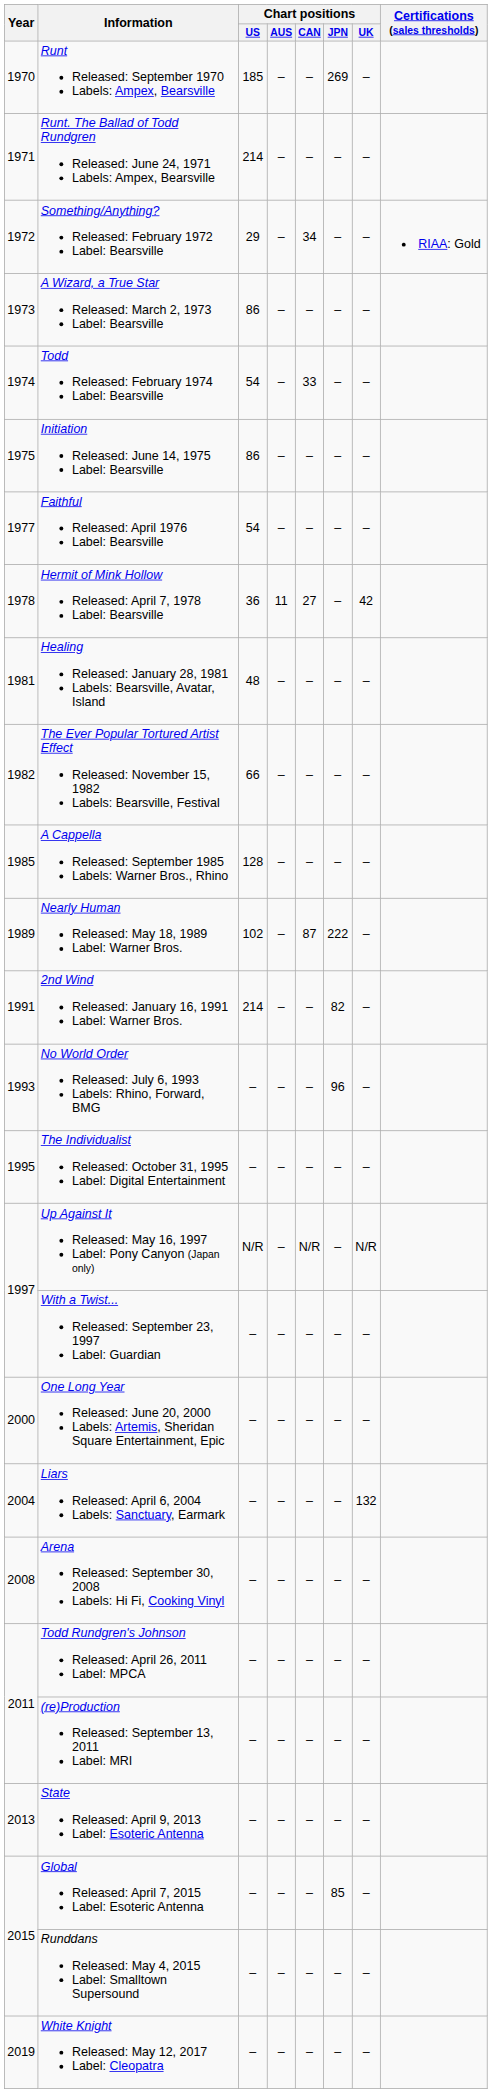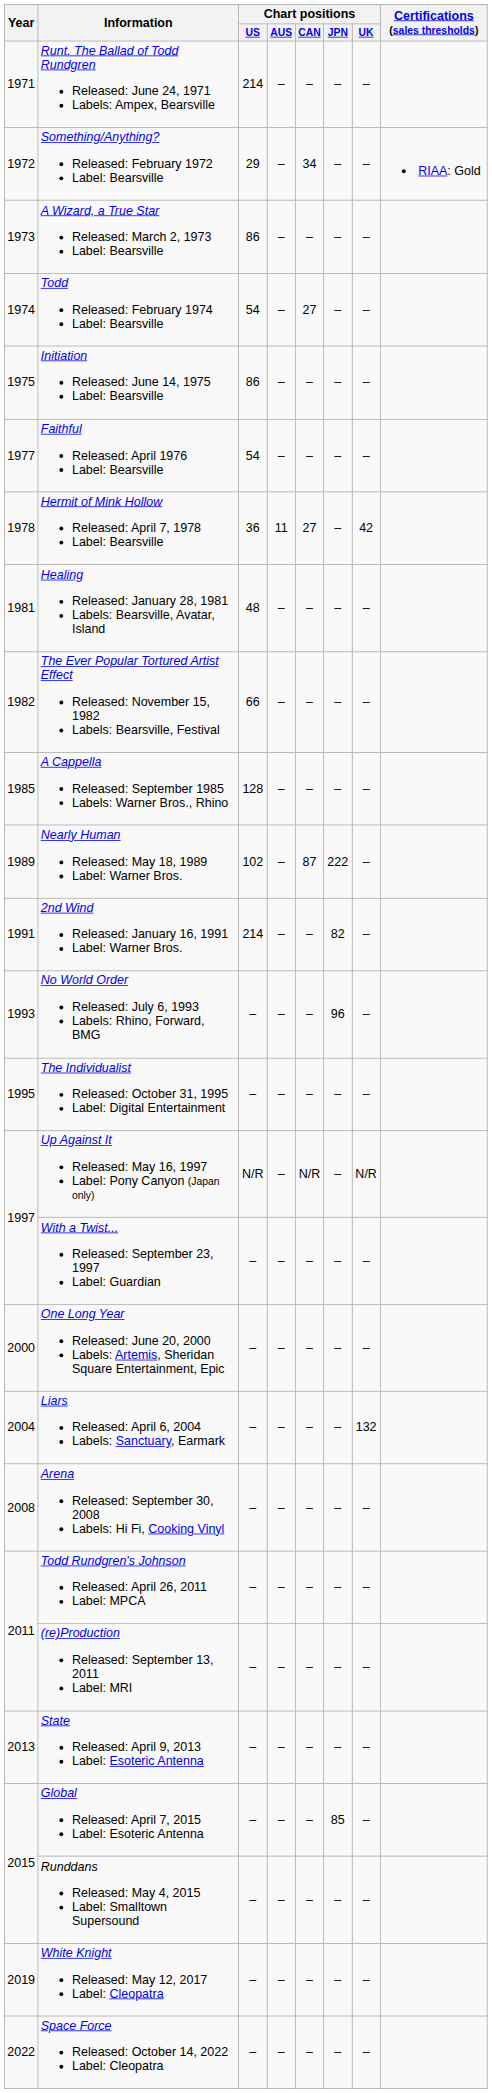- row: (138, 71)
(309, 382) 33 -> (309, 309) 27
+ row: (138, 2046)
